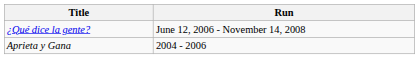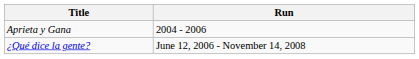rows swapped: (39, 45) <-> (48, 29)
